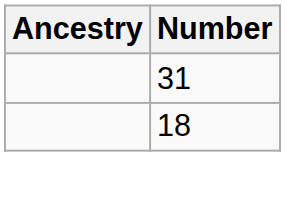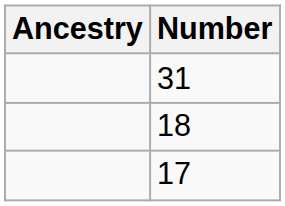+ row: (174, 174)
